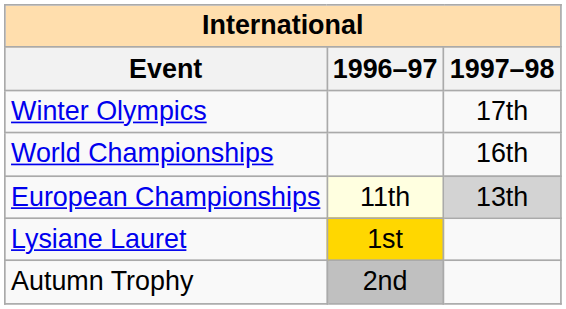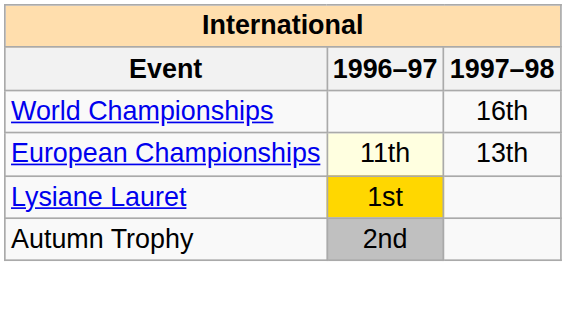- row: (109, 111)
(502, 196) lightgrey background -> (502, 153) no background
